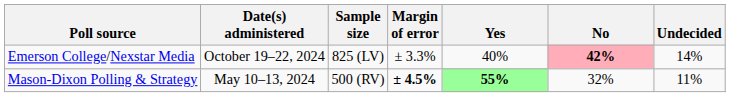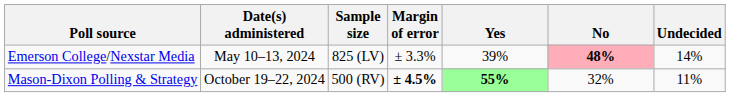(264, 56) October 19–22, 2024 -> (264, 56) May 10–13, 2024
(495, 56) 40% -> (495, 56) 39%
(601, 56) 42% -> (601, 56) 48%
(264, 80) May 10–13, 2024 -> (264, 80) October 19–22, 2024
